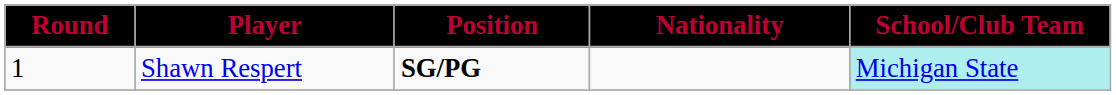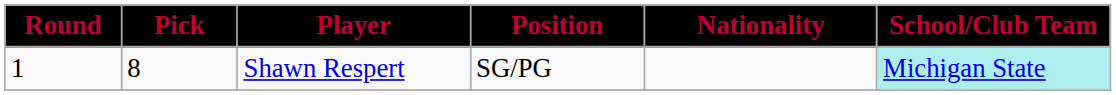+ column: (179, 25)
(441, 68) bold -> (514, 68) normal
